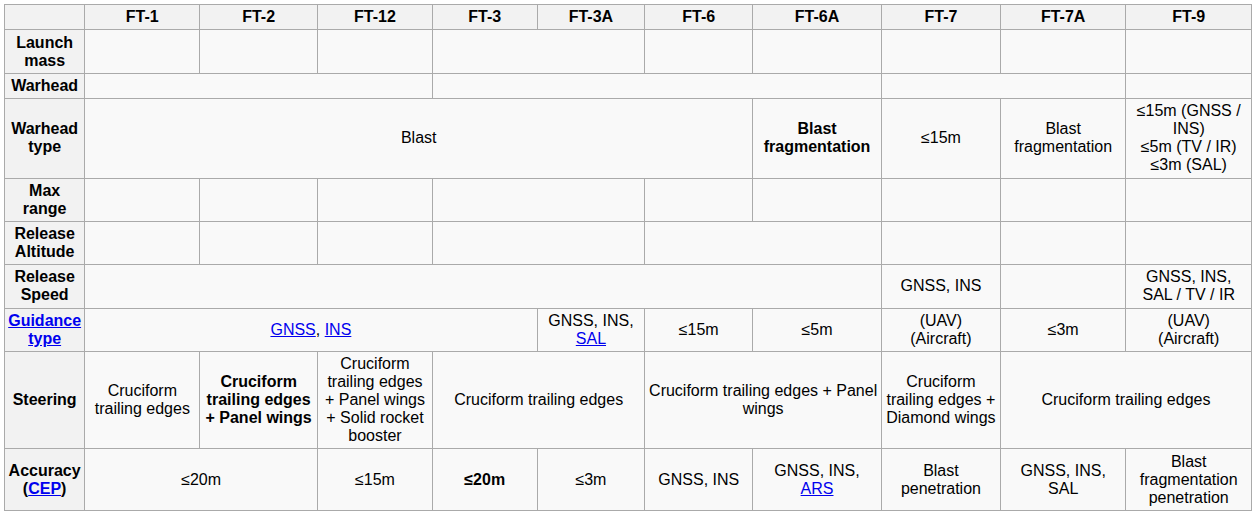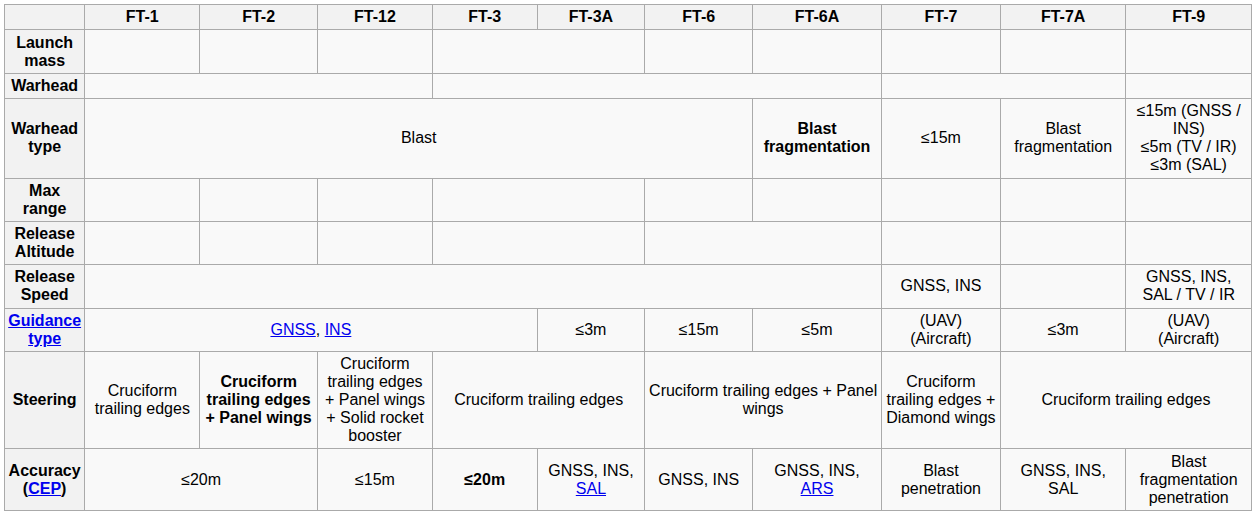(591, 329) GNSS, INS, SAL -> (591, 329) ≤3m
(591, 479) ≤3m -> (591, 479) GNSS, INS, SAL
